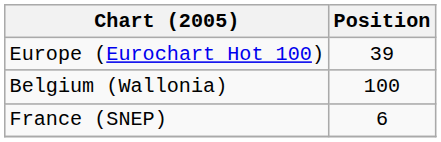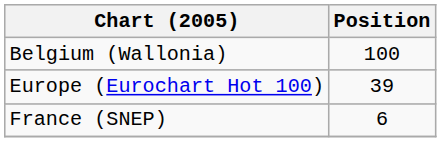rows swapped: (118, 87) <-> (167, 54)
